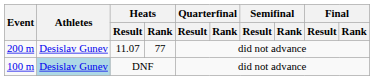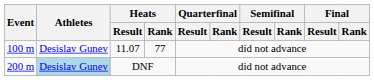(21, 49) 200 m -> (21, 49) 100 m
(21, 67) 100 m -> (21, 67) 200 m
